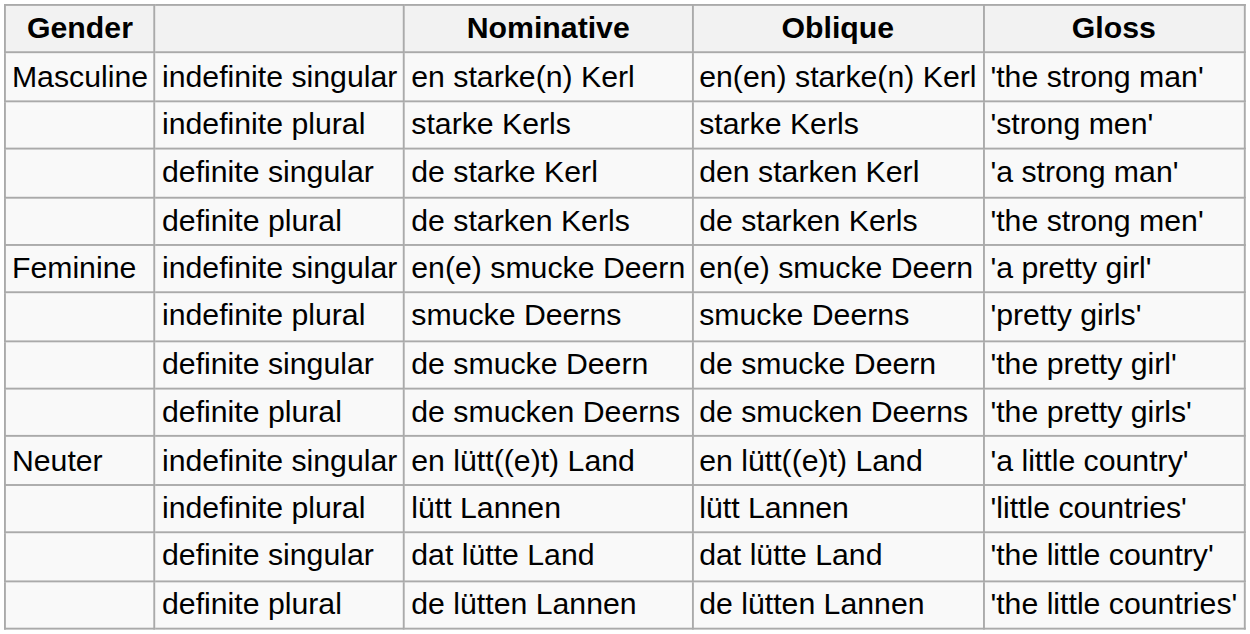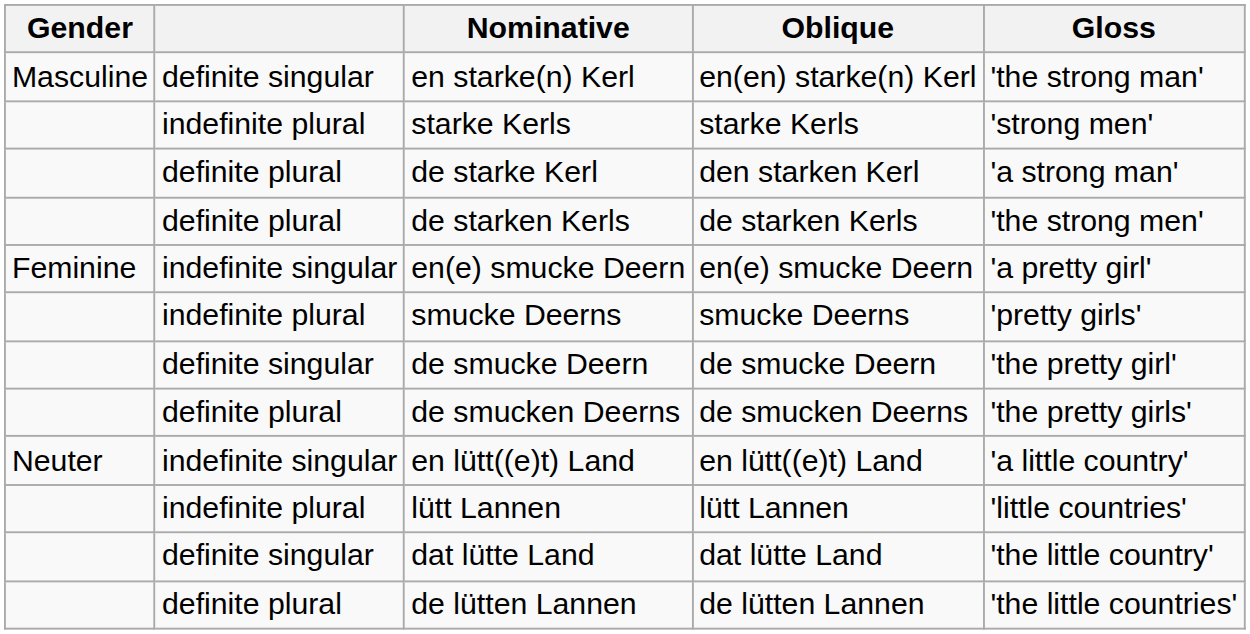(280, 76) indefinite singular -> (268, 76) definite singular
(268, 172) definite singular -> (252, 172) definite plural
